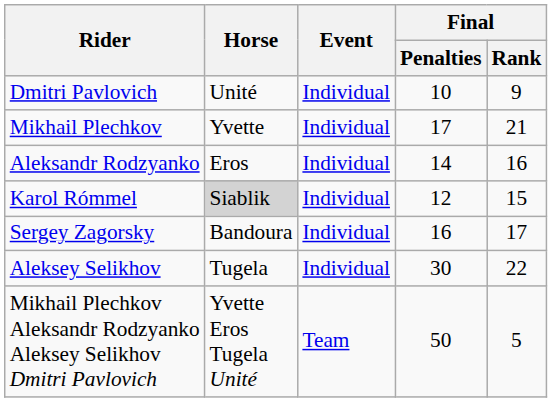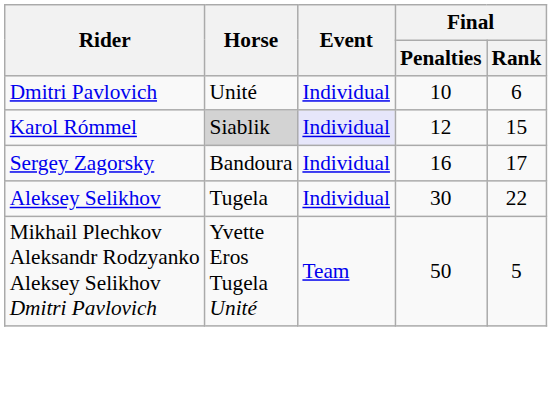(516, 92) 9 -> (516, 92) 6
- row: (86, 127)
- row: (105, 163)
(346, 198) no background -> (346, 127) lavender background
